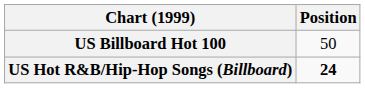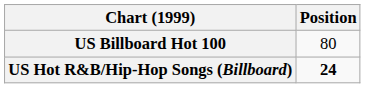(328, 43) 50 -> (328, 43) 80
